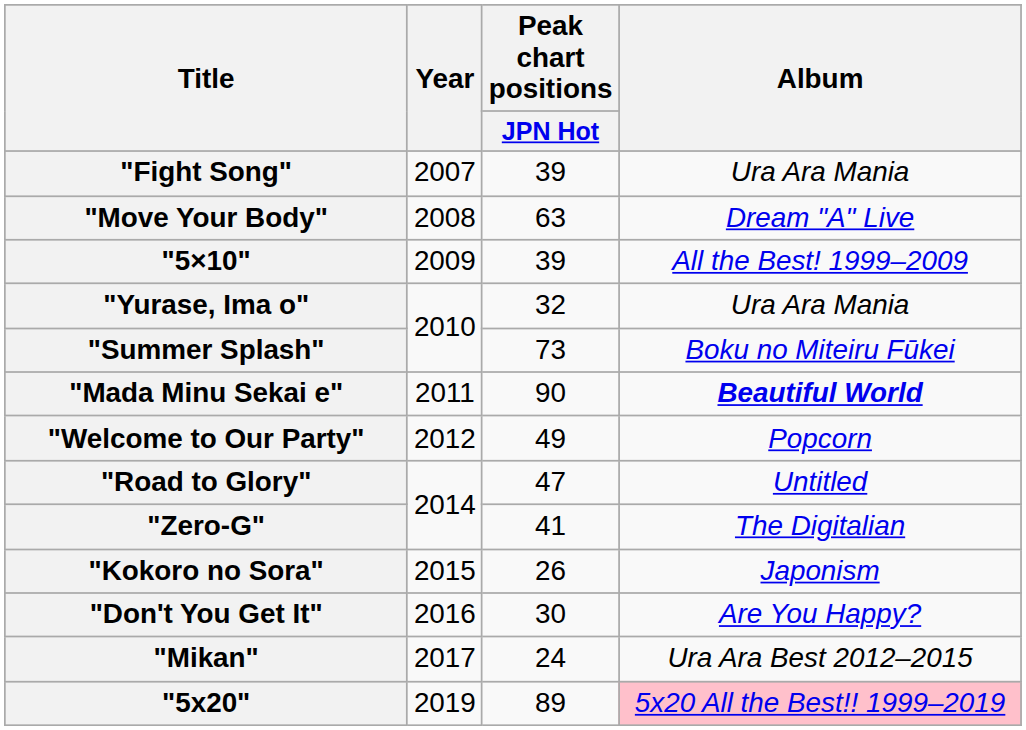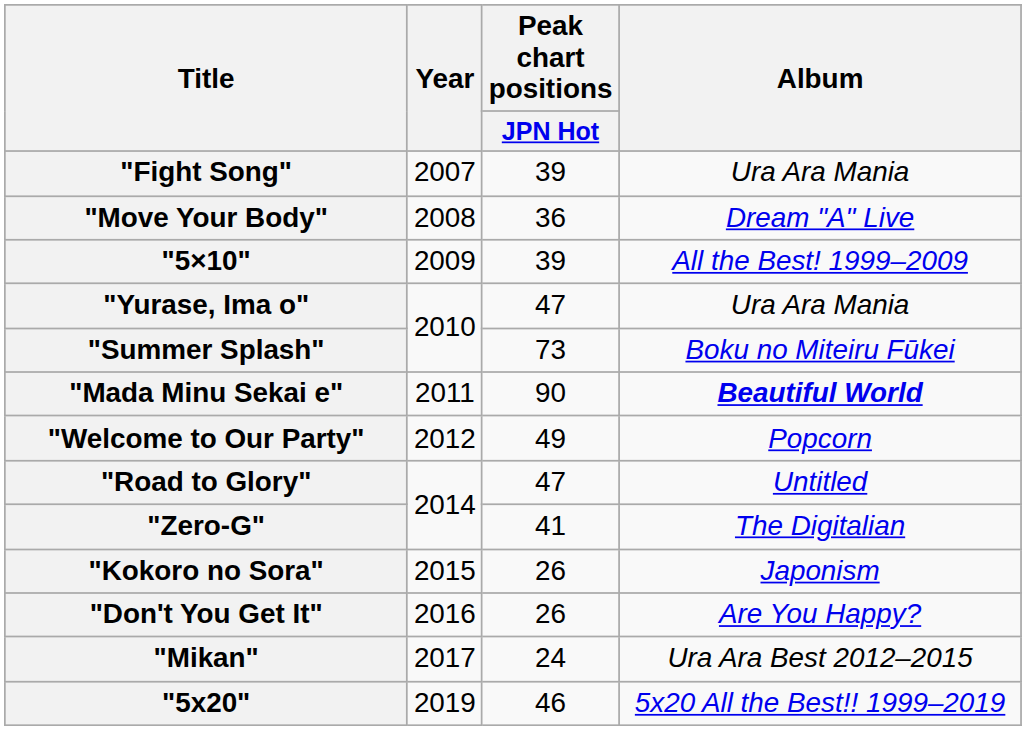(551, 217) 63 -> (551, 217) 36
(551, 305) 32 -> (551, 305) 47
(551, 614) 30 -> (551, 614) 26
(551, 702) 89 -> (551, 702) 46
(820, 702) pink background -> (820, 702) no background
